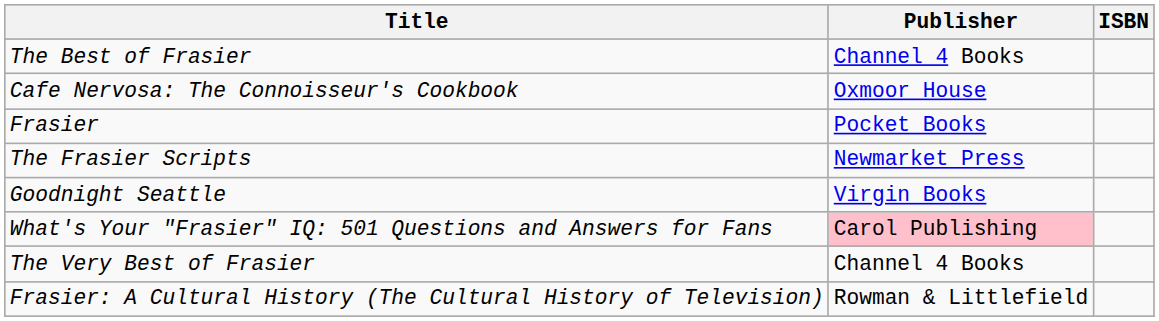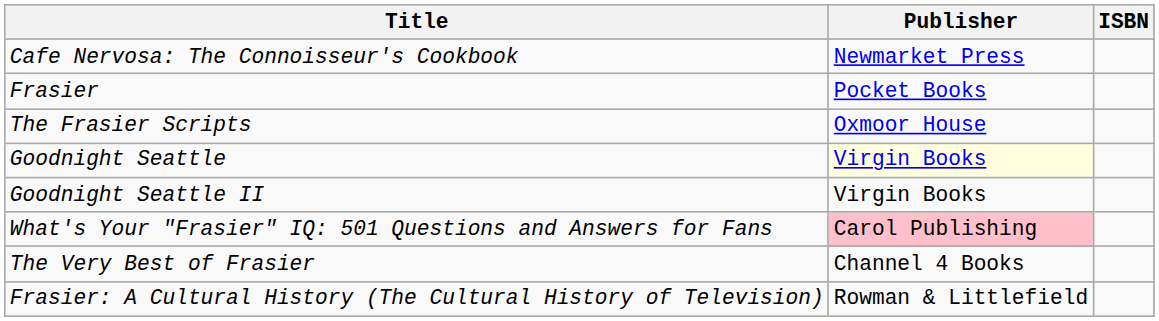- row: (131, 57)
(910, 91) Oxmoor House -> (929, 57) Newmarket Press
(929, 160) Newmarket Press -> (910, 126) Oxmoor House
(910, 195) no background -> (910, 160) lightyellow background
+ row: (137, 195)
